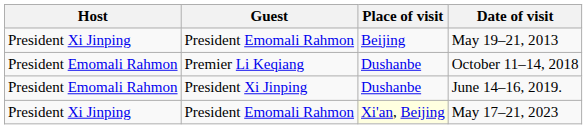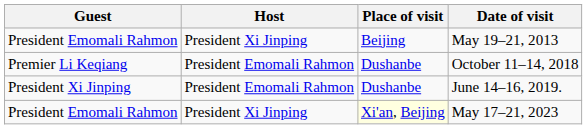columns swapped: (269, 16) <-> (93, 16)
